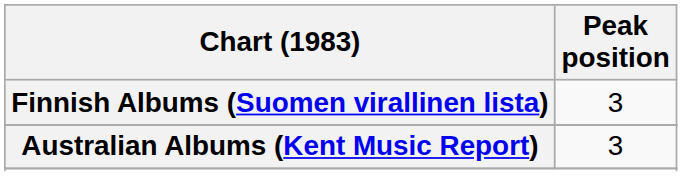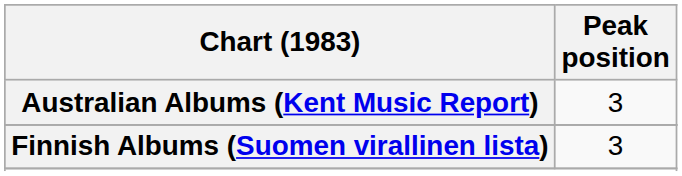rows swapped: (280, 146) <-> (280, 102)
